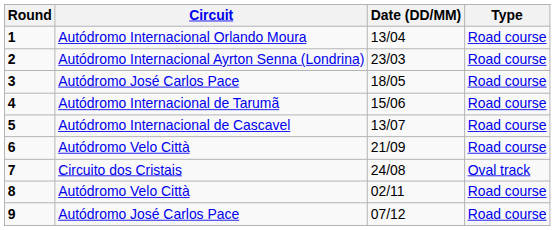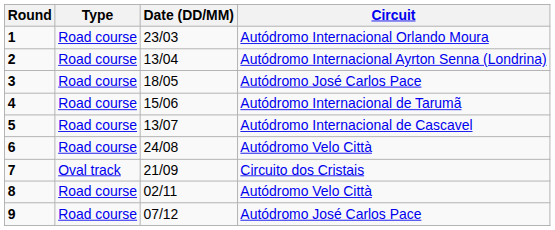columns swapped: (211, 15) <-> (507, 15)
(388, 37) 13/04 -> (161, 37) 23/03
(388, 59) 23/03 -> (161, 59) 13/04
(388, 147) 21/09 -> (161, 147) 24/08
(388, 170) 24/08 -> (161, 170) 21/09
